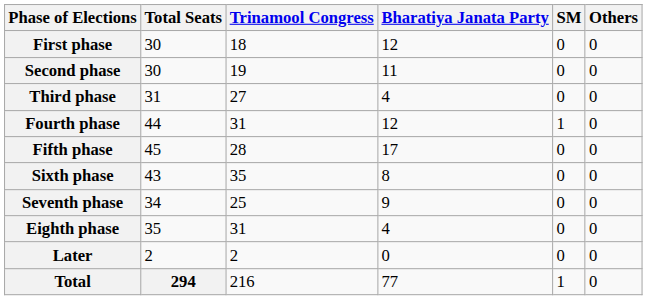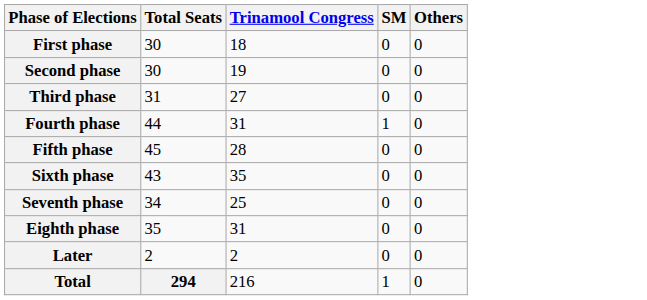- column: (465, 17)
